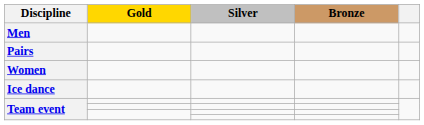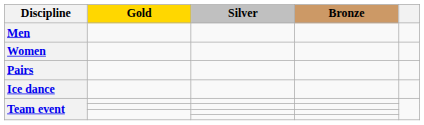rows swapped: (27, 70) <-> (20, 51)
